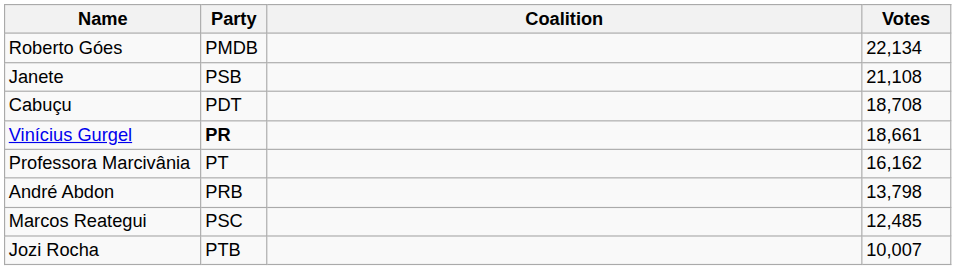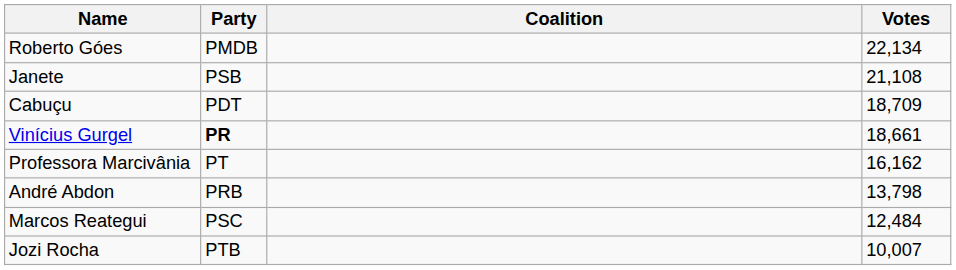(894, 105) 18,708 -> (894, 105) 18,709
(894, 221) 12,485 -> (894, 221) 12,484
